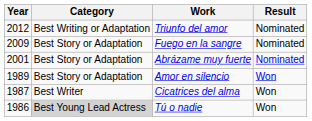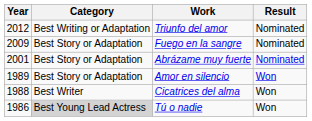(18, 92) 1987 -> (18, 92) 1988
